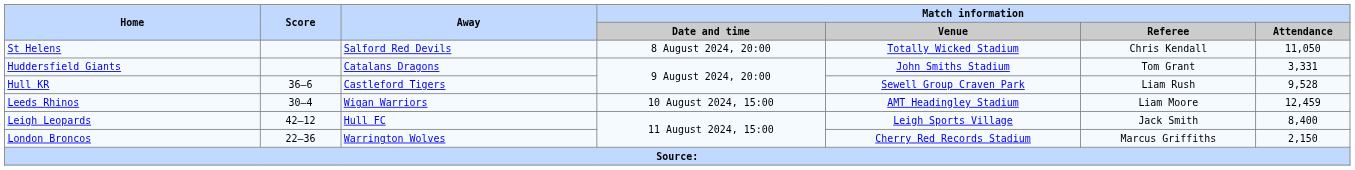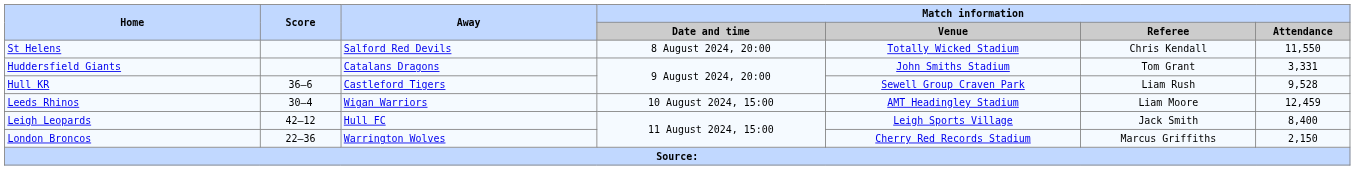(1303, 49) 11,050 -> (1303, 49) 11,550
